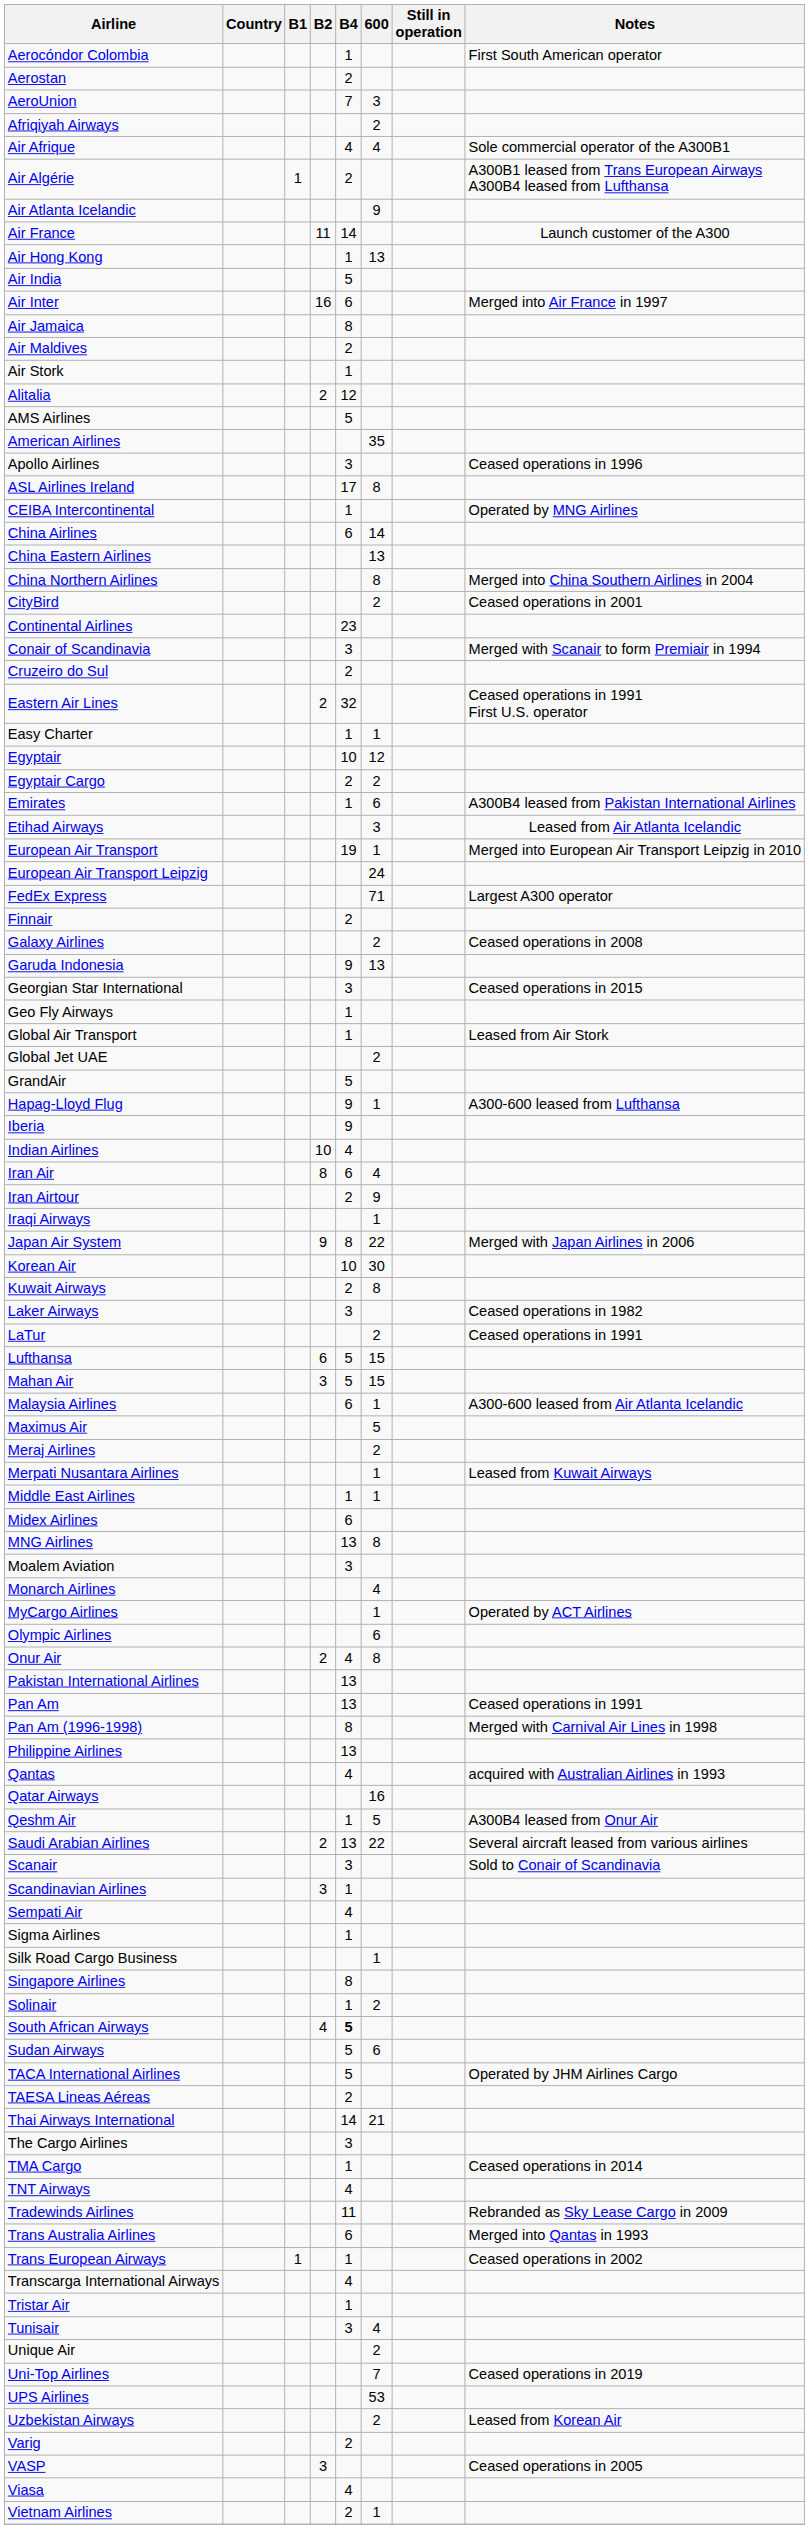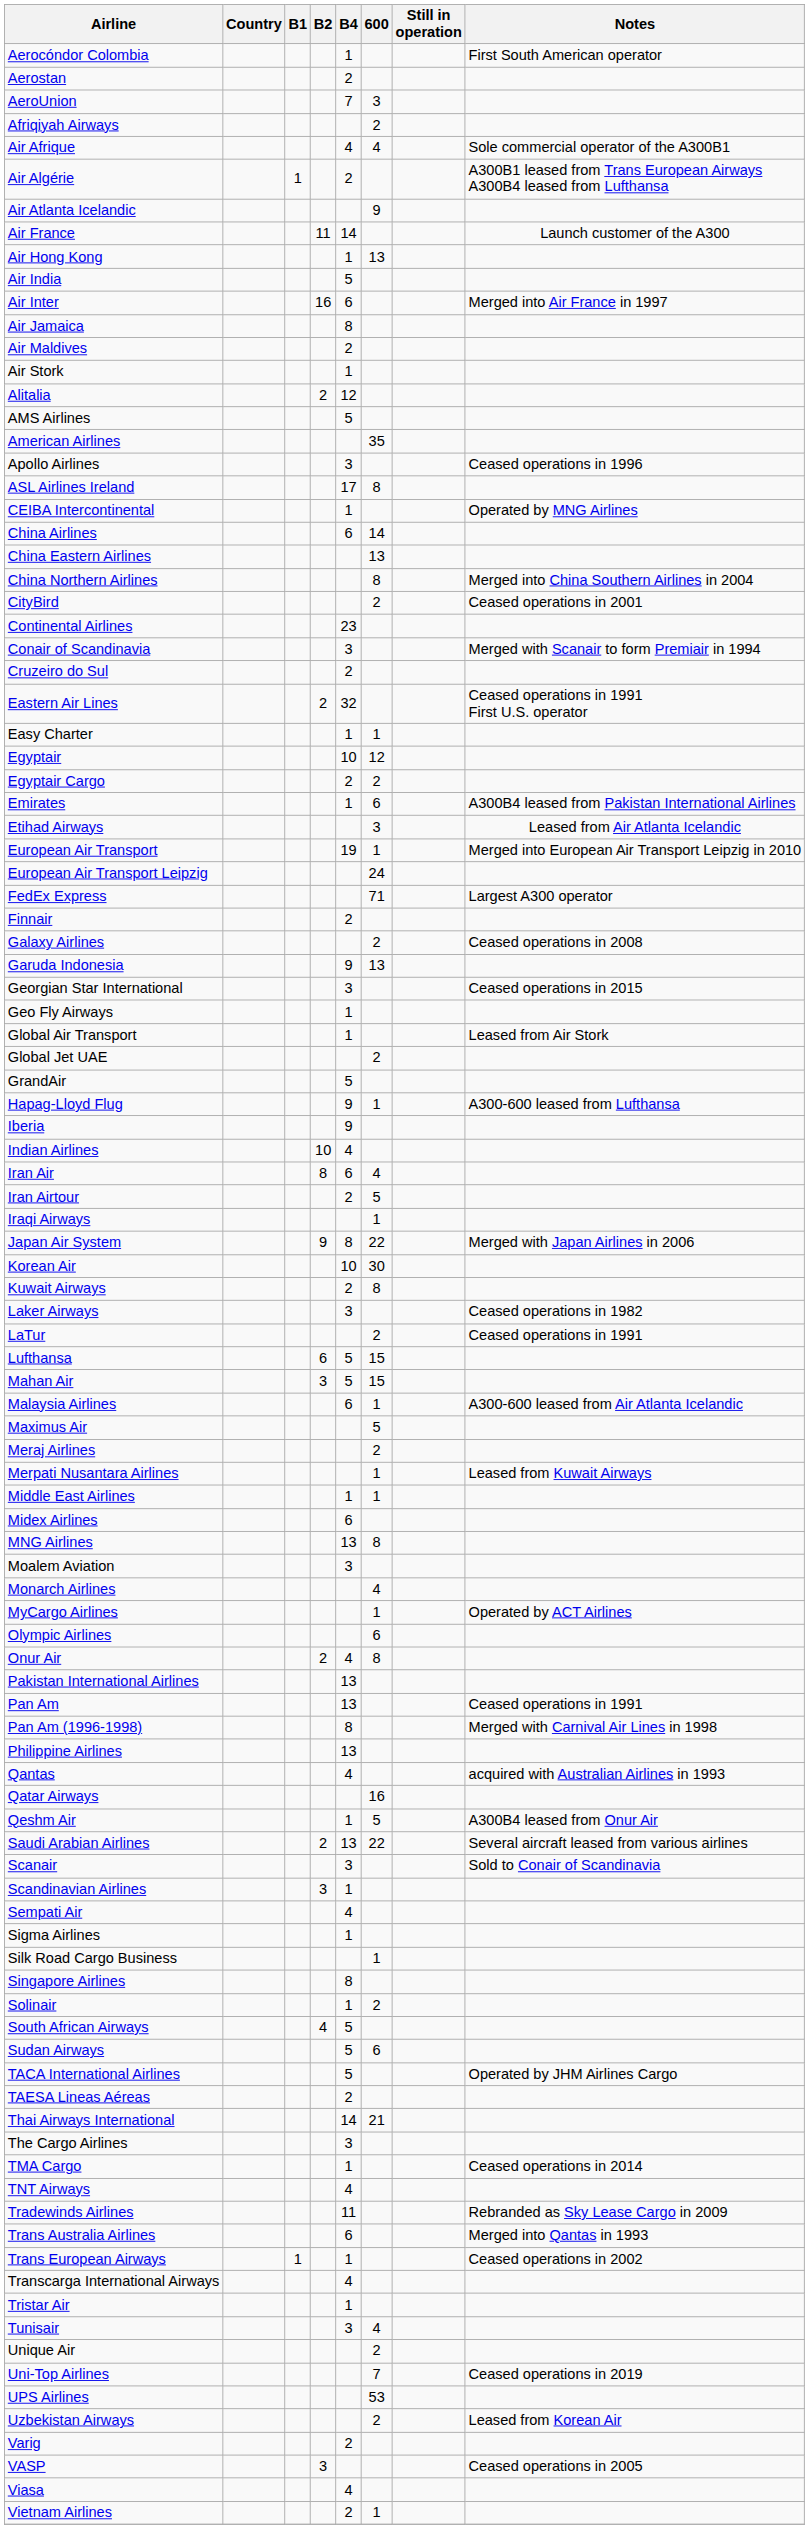(377, 1196) 9 -> (377, 1196) 5
(348, 2027) bold -> (348, 2027) normal
